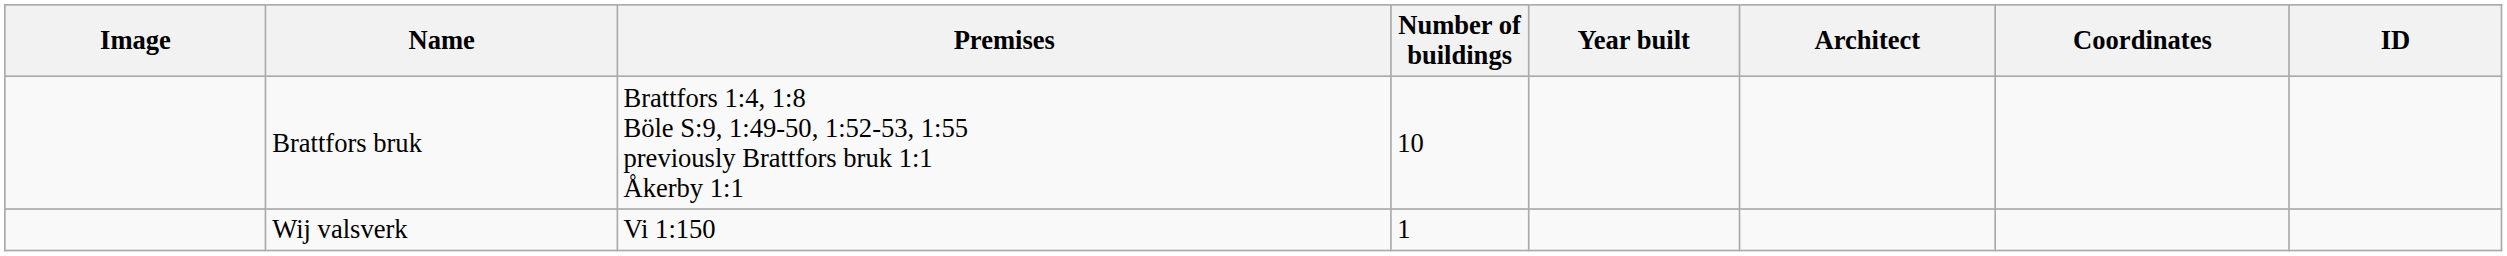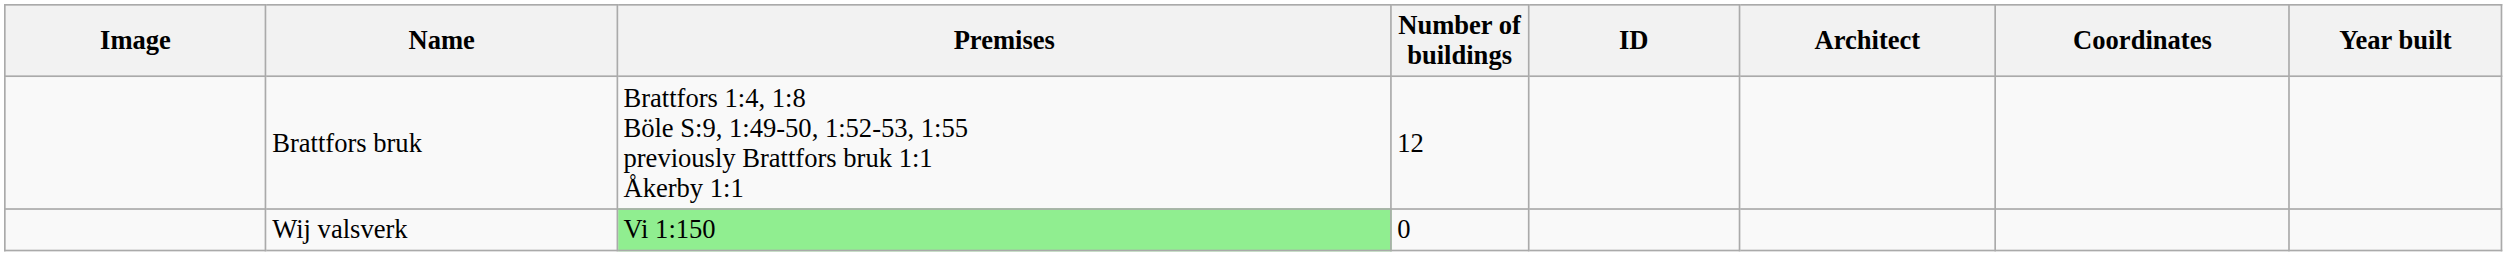columns swapped: (1634, 40) <-> (2395, 40)
(1411, 142) 10 -> (1411, 142) 12
(670, 229) no background -> (670, 229) lightgreen background
(1404, 229) 1 -> (1404, 229) 0
